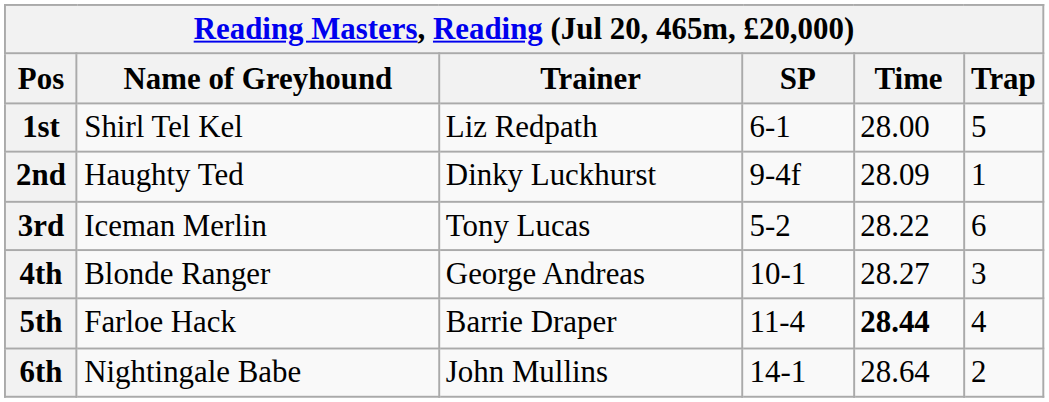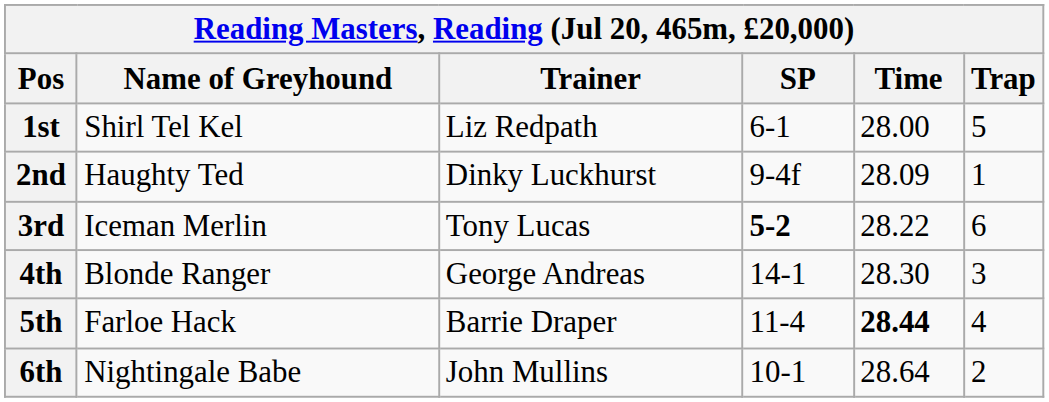(770, 224) normal -> (770, 224) bold
(778, 273) 10-1 -> (778, 273) 14-1
(895, 273) 28.27 -> (895, 273) 28.30
(778, 371) 14-1 -> (778, 371) 10-1
